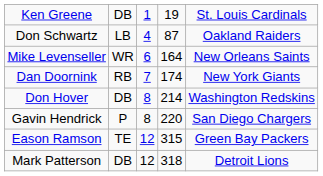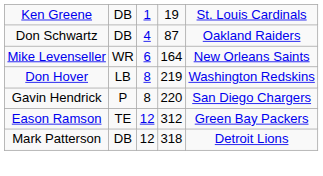(123, 35) LB -> (123, 35) DB
- row: (57, 77)
(123, 98) DB -> (123, 77) LB
(171, 98) 214 -> (171, 77) 219
(171, 139) 315 -> (171, 118) 312
